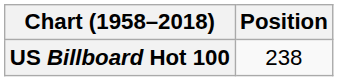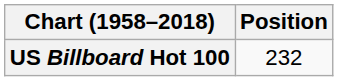(284, 57) 238 -> (284, 57) 232
